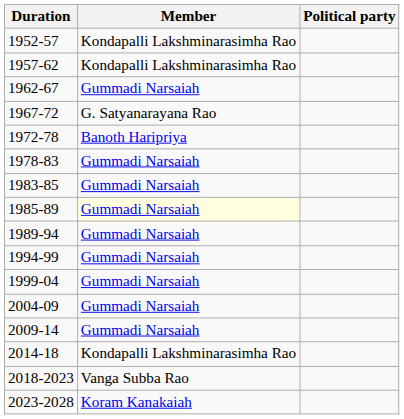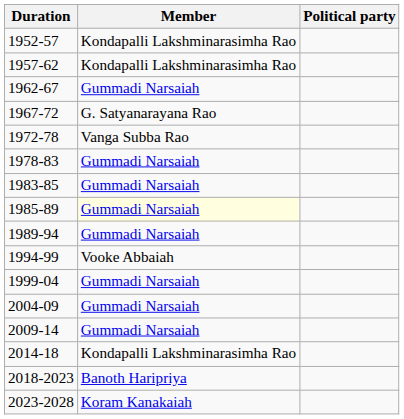(134, 137) Banoth Haripriya -> (135, 137) Vanga Subba Rao
(140, 257) Gummadi Narsaiah -> (127, 257) Vooke Abbaiah
(135, 378) Vanga Subba Rao -> (134, 378) Banoth Haripriya
